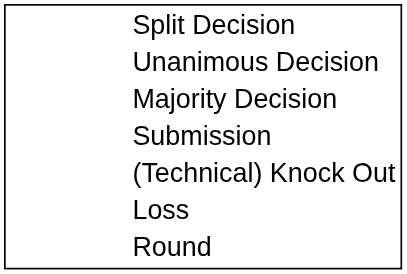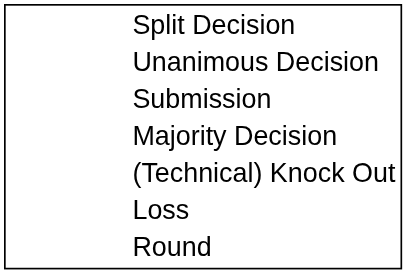rows swapped: (235, 99) <-> (202, 136)
